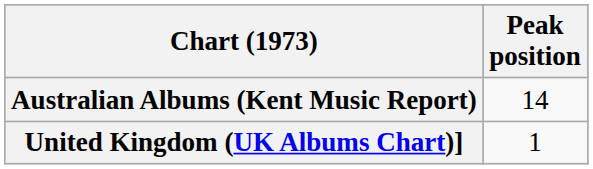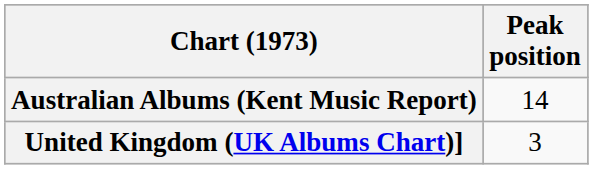(535, 142) 1 -> (535, 142) 3
